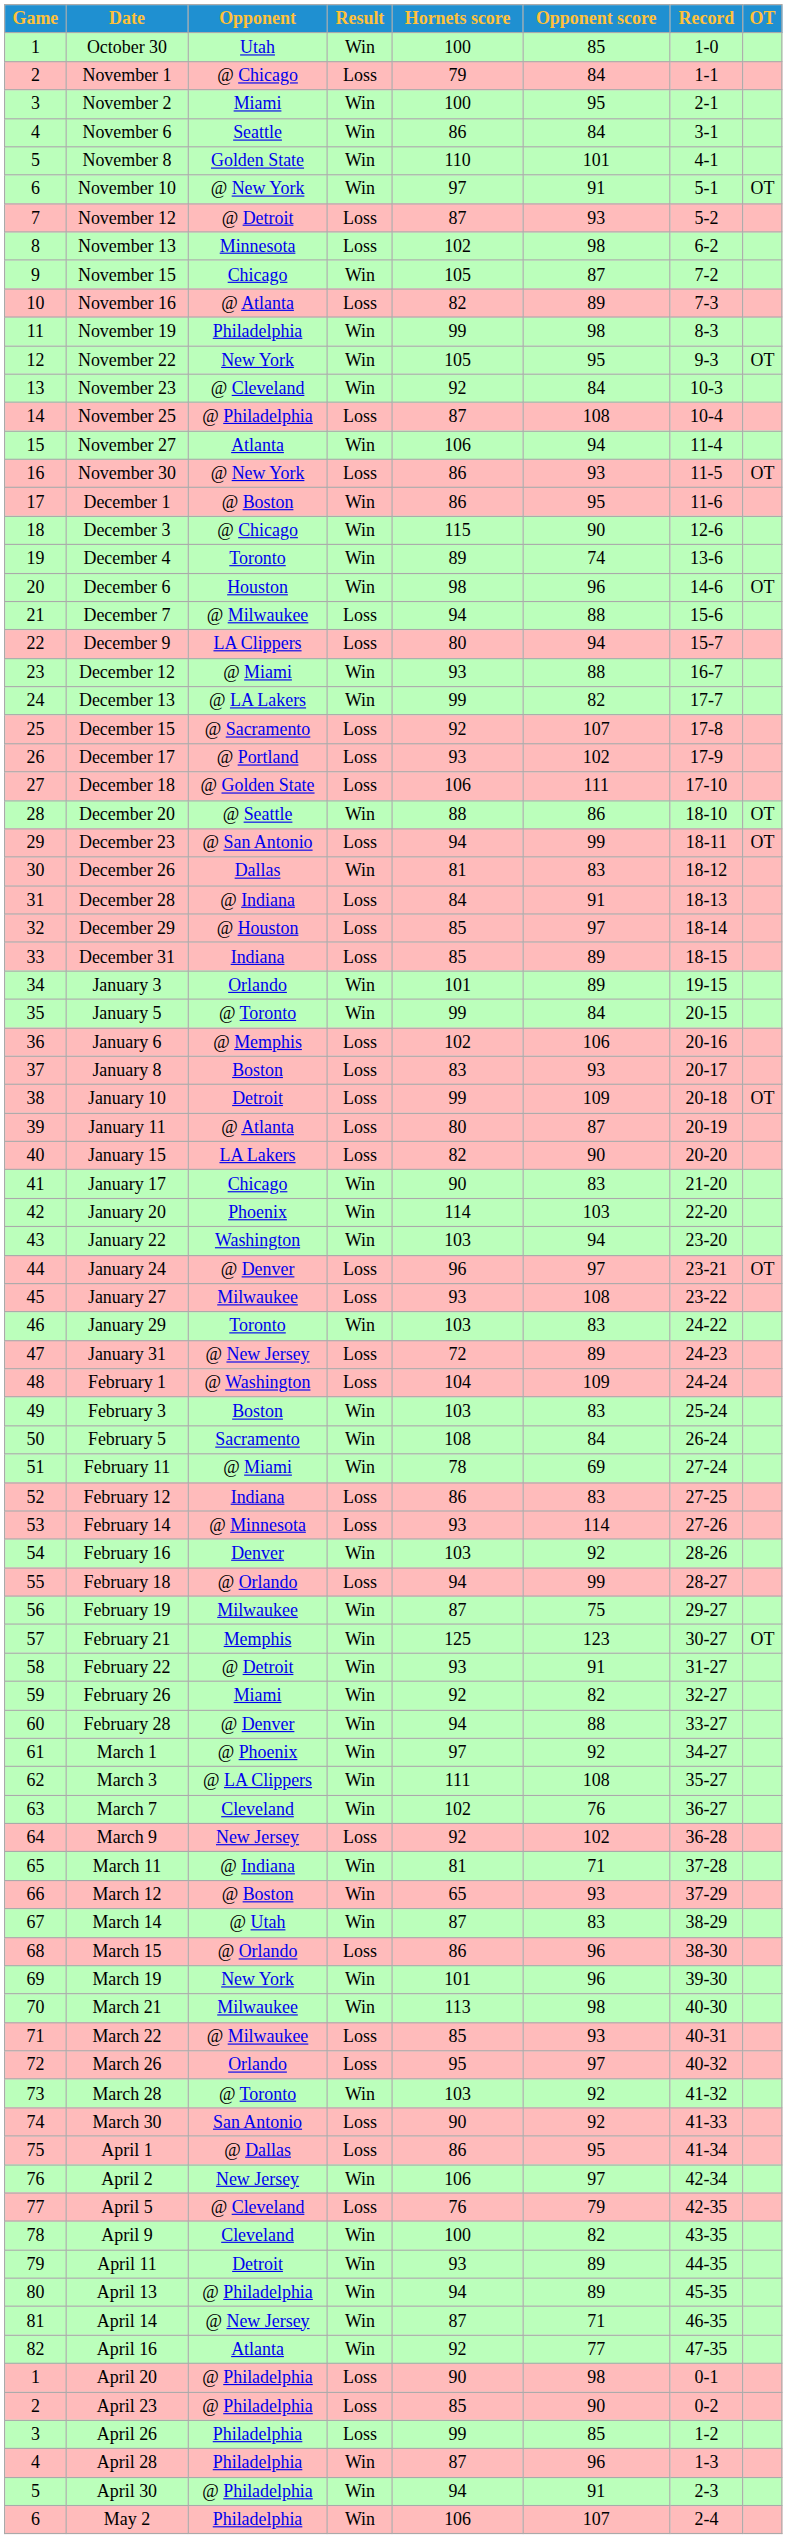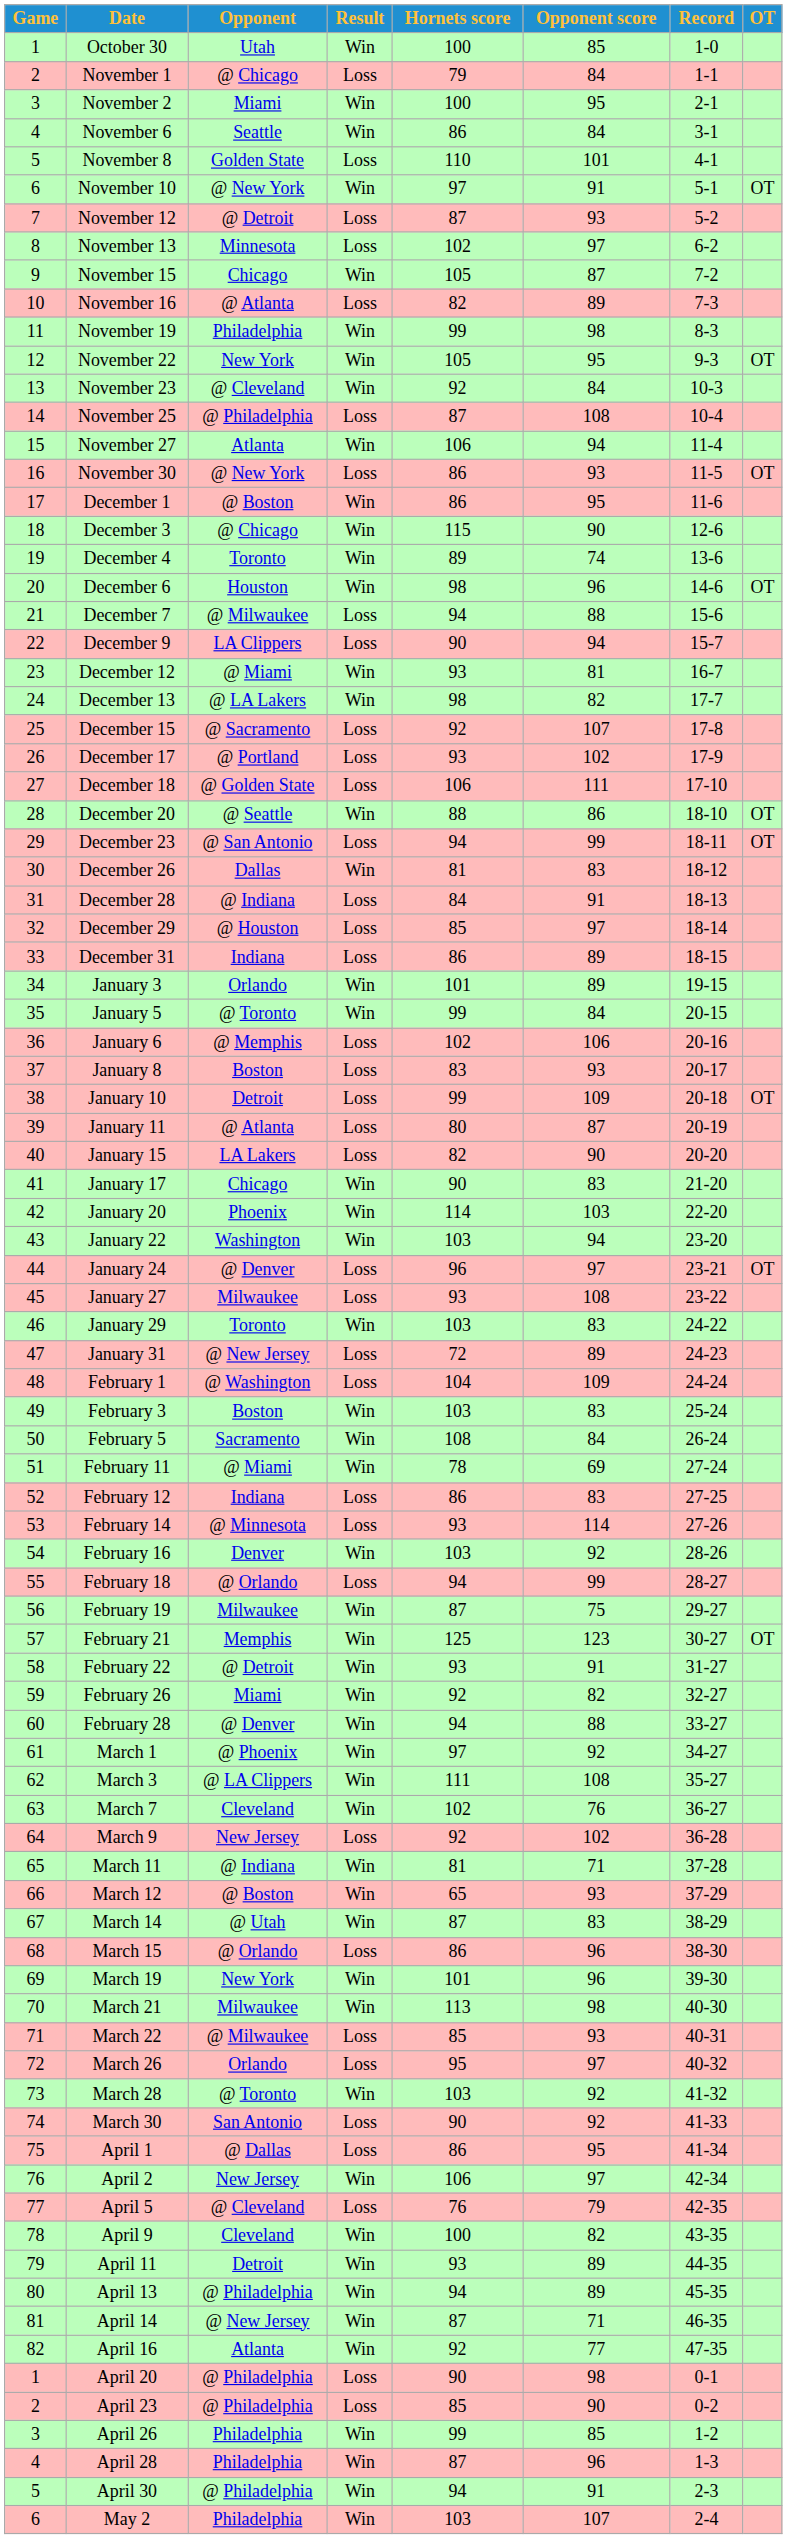(360, 160) Win -> (360, 160) Loss
(596, 246) 98 -> (596, 246) 97
(458, 643) 80 -> (458, 643) 90
(596, 672) 88 -> (596, 672) 81
(458, 700) 99 -> (458, 700) 98
(458, 956) 85 -> (458, 956) 86
(360, 2434) Loss -> (360, 2434) Win
(458, 2519) 106 -> (458, 2519) 103
